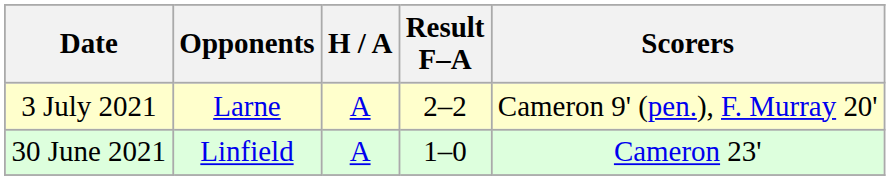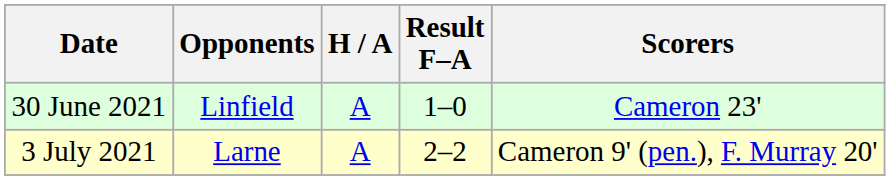rows swapped: (89, 151) <-> (89, 105)
